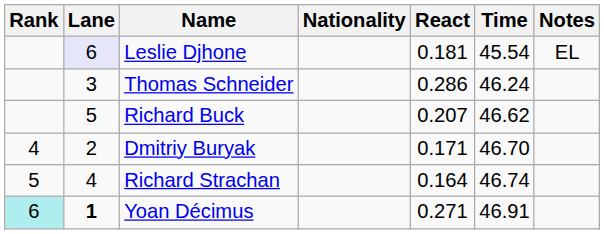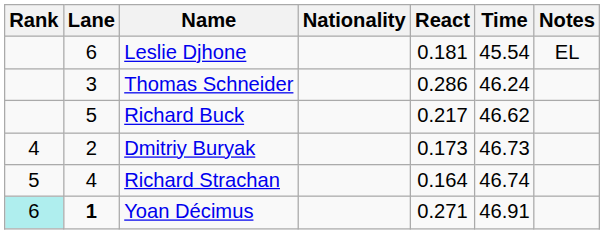(91, 52) lavender background -> (91, 52) no background
(443, 116) 0.207 -> (443, 116) 0.217
(443, 148) 0.171 -> (443, 148) 0.173
(505, 148) 46.70 -> (505, 148) 46.73
